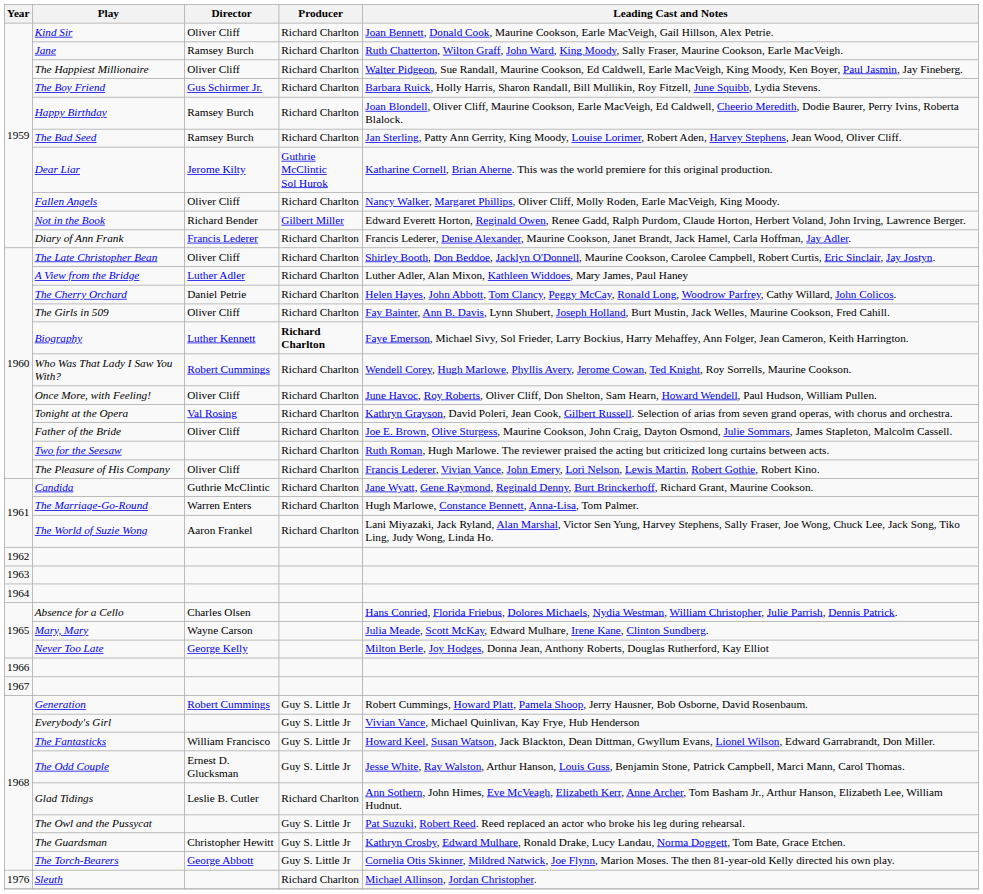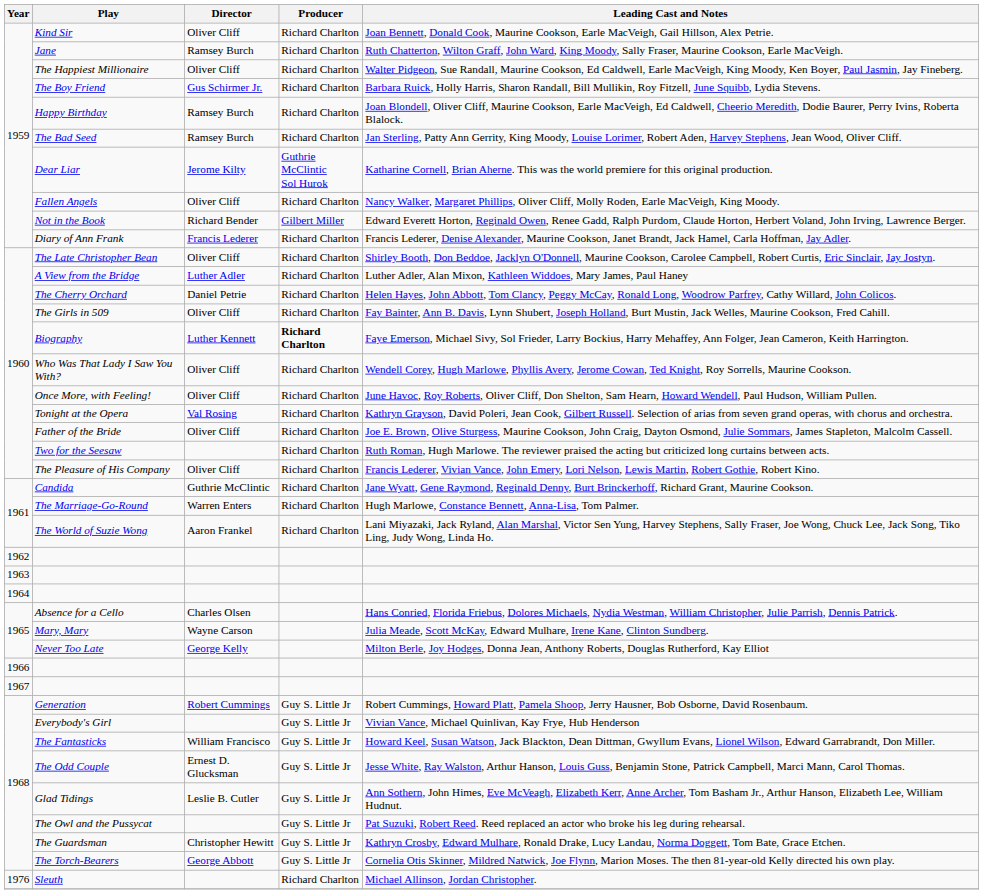(229, 370) Robert Cummings -> (213, 370) Oliver Cliff
(320, 799) Richard Charlton -> (316, 799) Guy S. Little Jr
